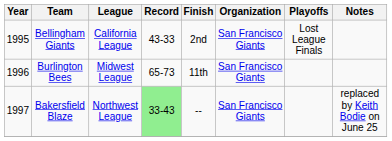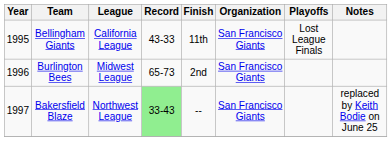(198, 39) 2nd -> (198, 39) 11th
(198, 72) 11th -> (198, 72) 2nd
